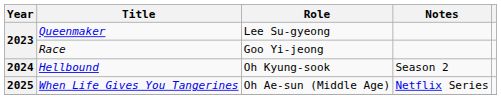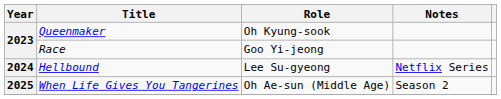(287, 31) Lee Su-gyeong -> (287, 31) Oh Kyung-sook
(287, 67) Oh Kyung-sook -> (287, 67) Lee Su-gyeong
(422, 67) Season 2 -> (442, 67) Netflix Series
(442, 85) Netflix Series -> (422, 85) Season 2
